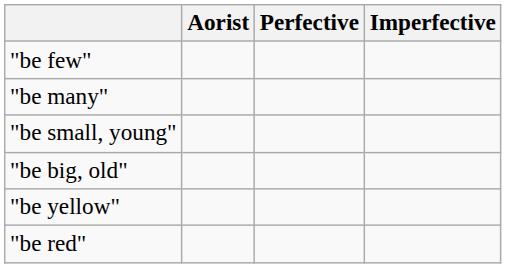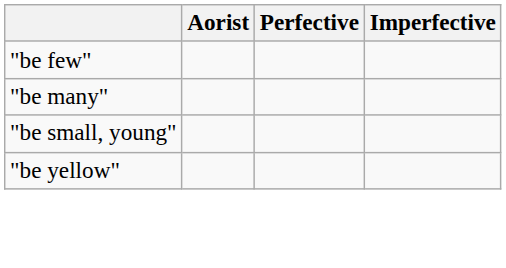- row: (69, 170)
- row: (48, 243)
